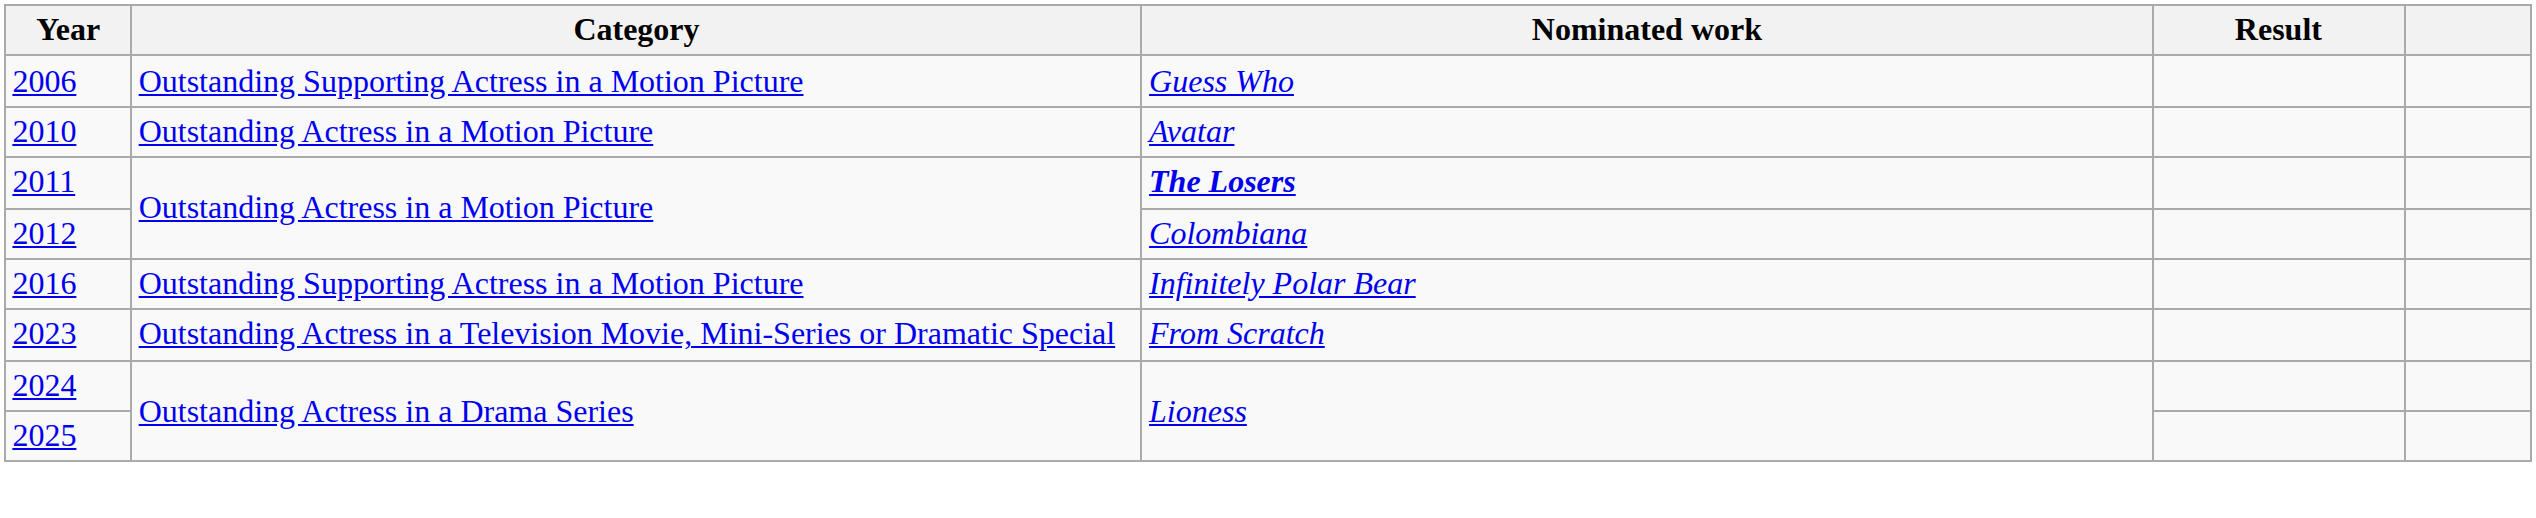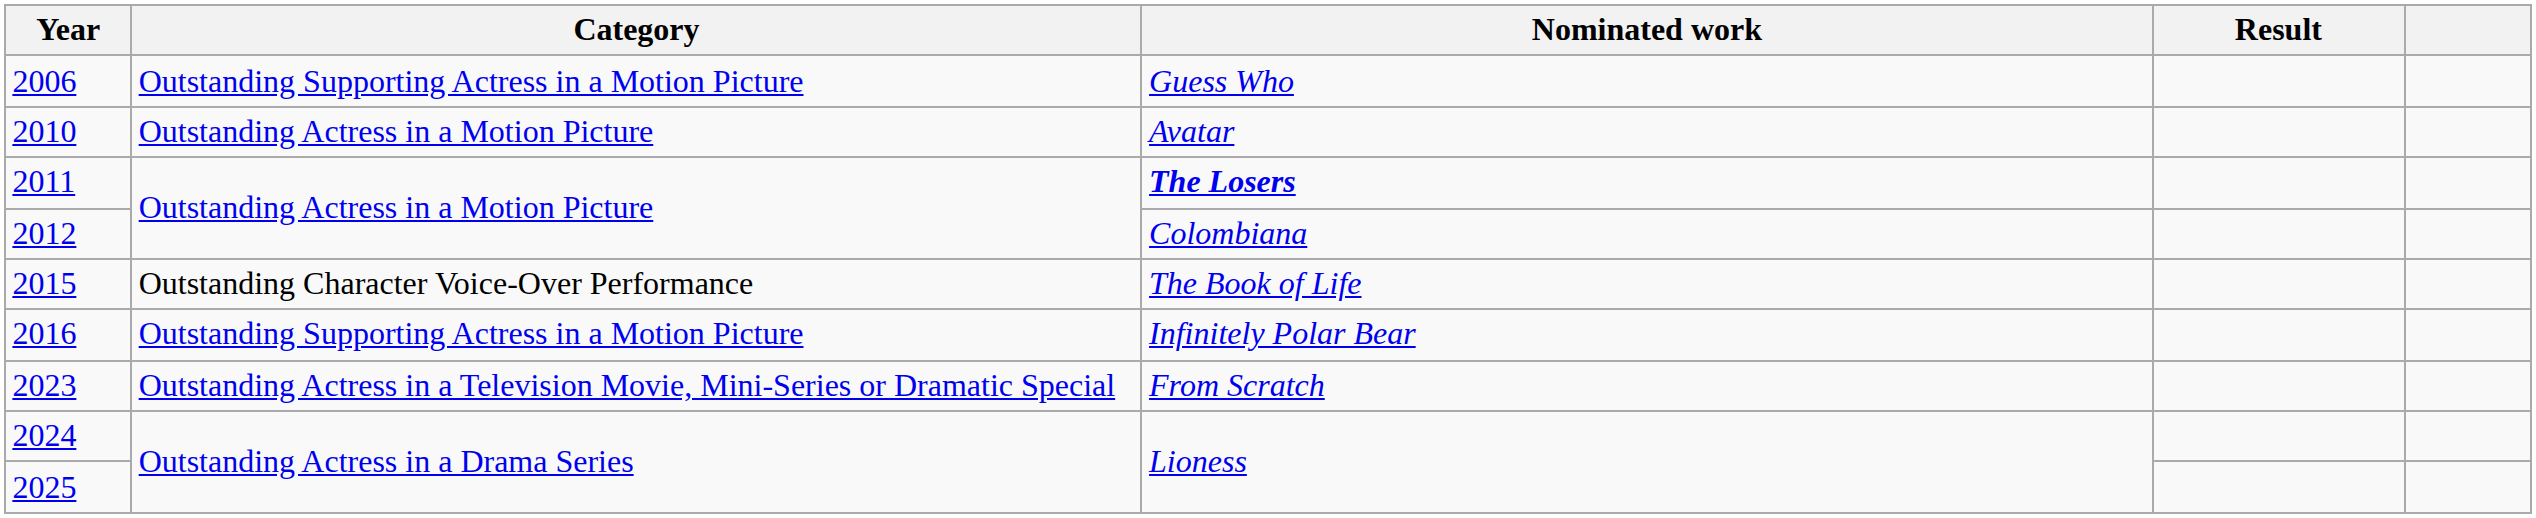+ row: (44, 283)
